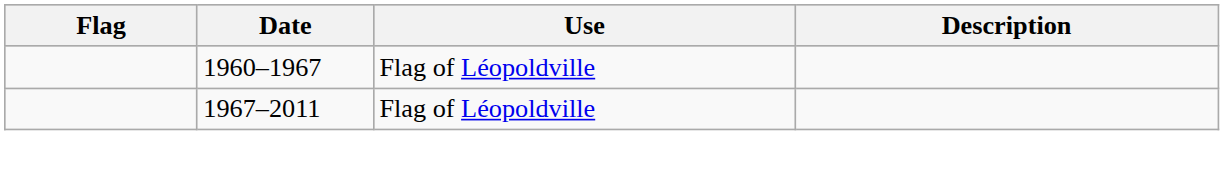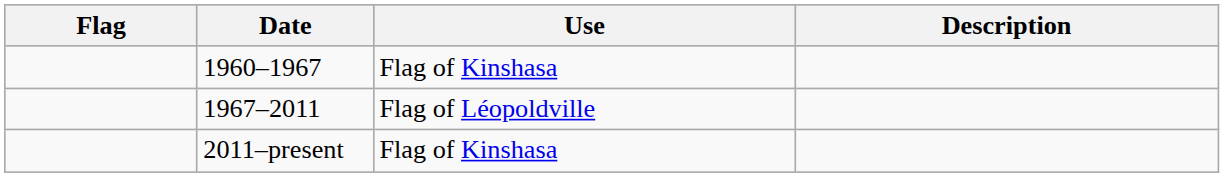(487, 66) Flag of Léopoldville -> (468, 66) Flag of Kinshasa
+ row: (274, 150)
